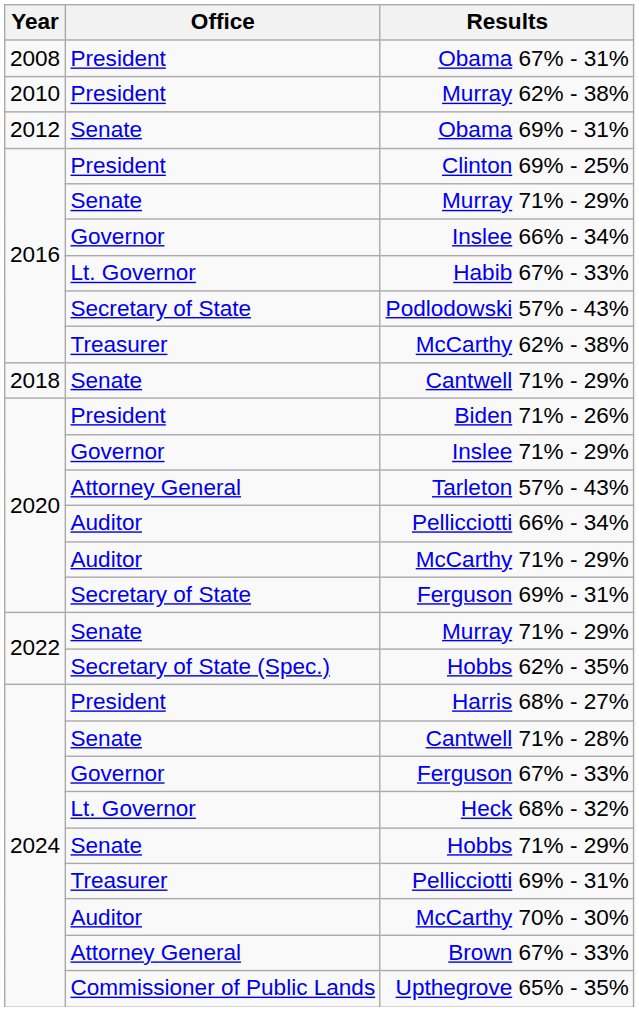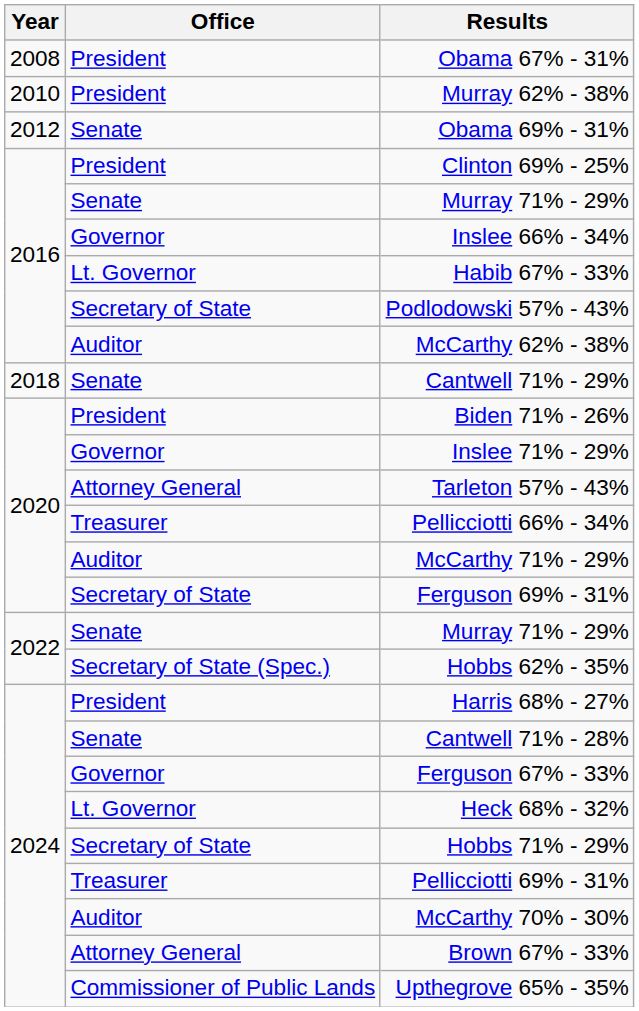(119, 344) Treasurer -> (106, 344) Auditor
(106, 523) Auditor -> (119, 523) Treasurer
(106, 845) Senate -> (161, 845) Secretary of State
